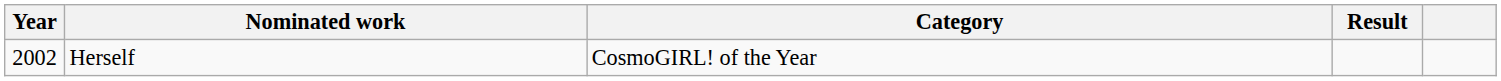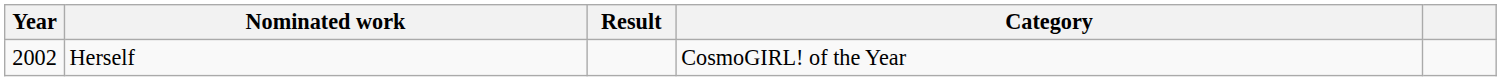columns swapped: (960, 22) <-> (1377, 22)
